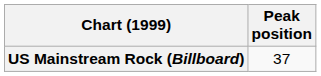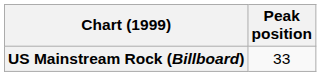(282, 58) 37 -> (282, 58) 33
